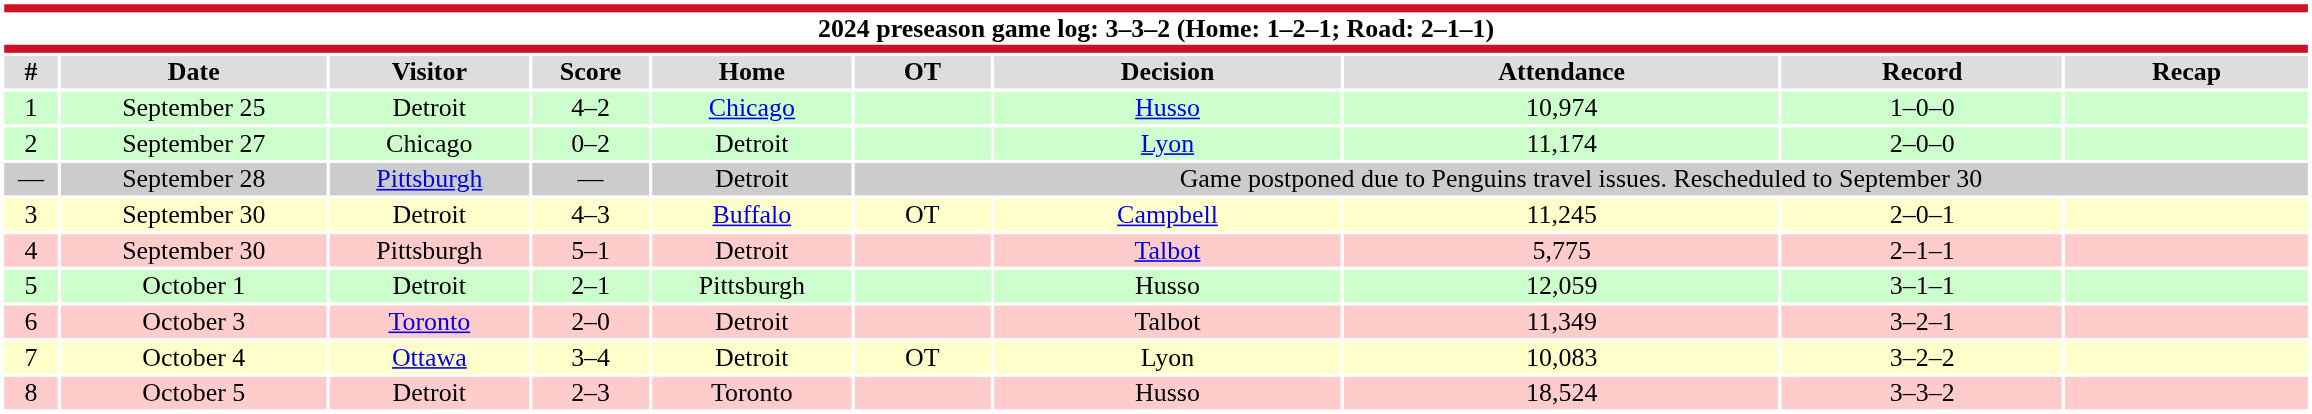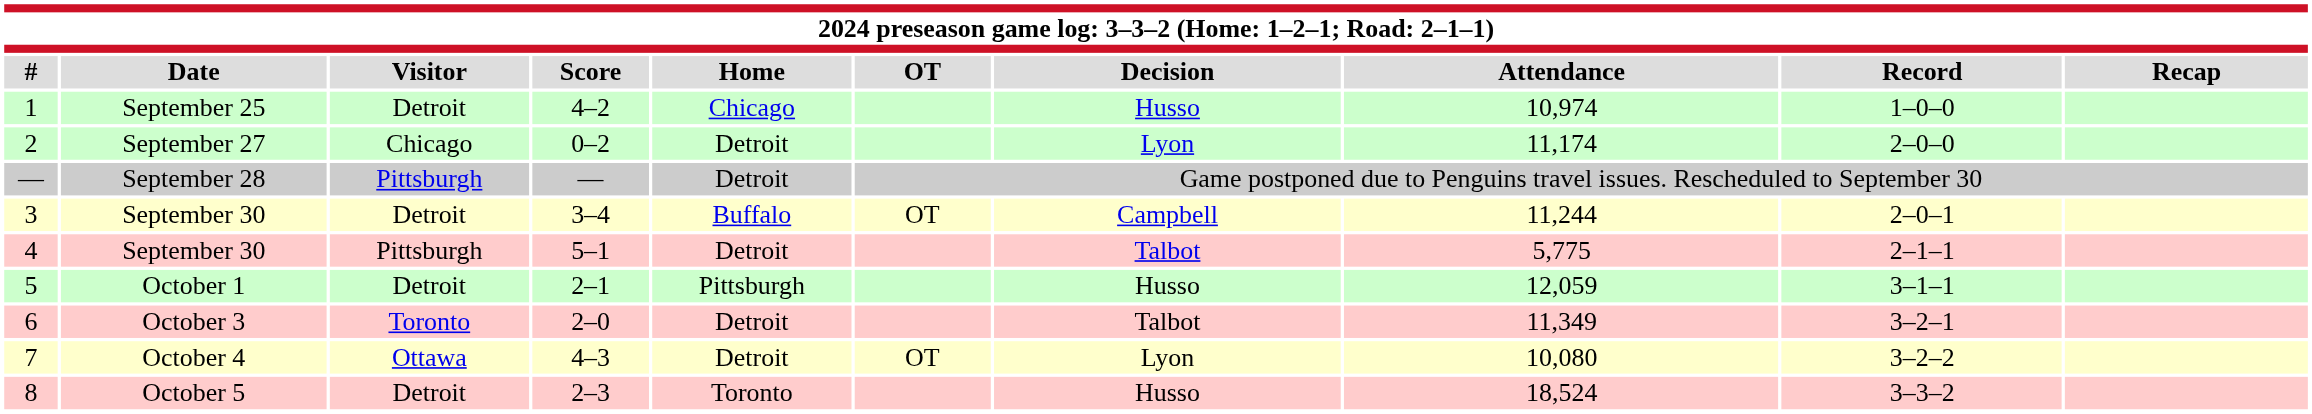(591, 214) 4–3 -> (591, 214) 3–4
(1562, 214) 11,245 -> (1562, 214) 11,244
(591, 357) 3–4 -> (591, 357) 4–3
(1562, 357) 10,083 -> (1562, 357) 10,080
